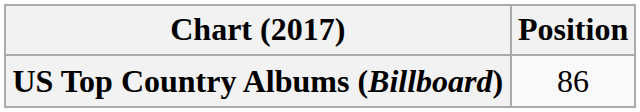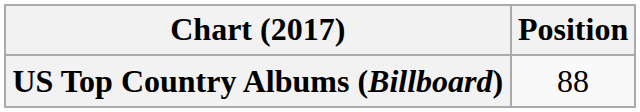(573, 80) 86 -> (573, 80) 88
